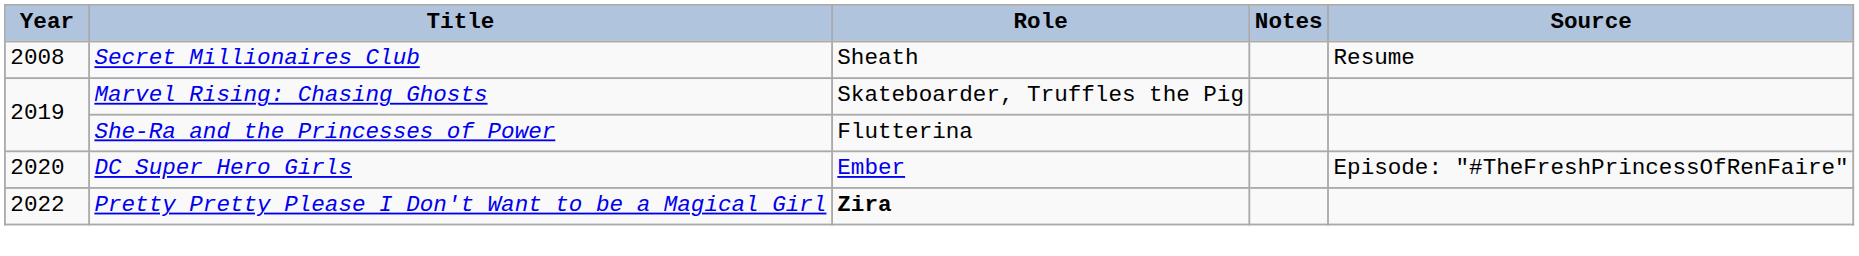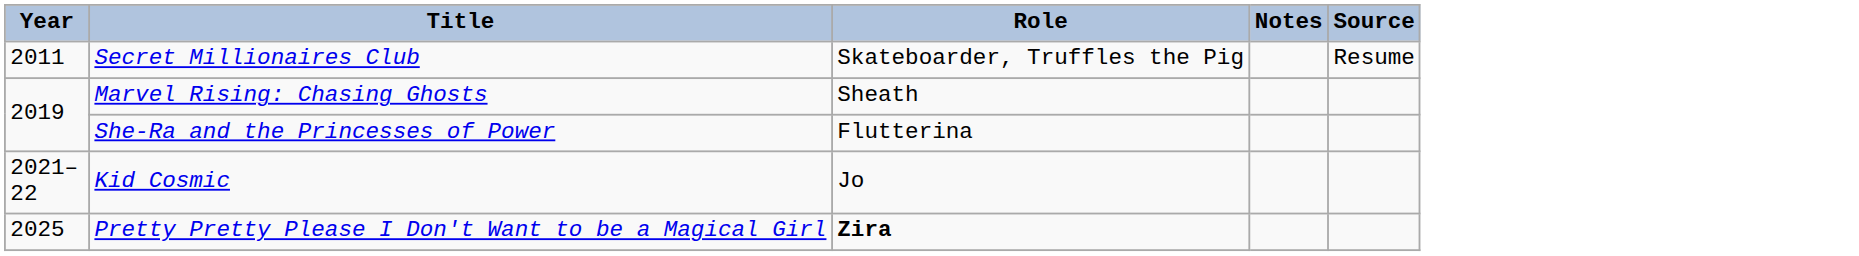(37, 60) 2008 -> (37, 60) 2011
(878, 60) Sheath -> (1041, 60) Skateboarder, Truffles the Pig
(1041, 96) Skateboarder, Truffles the Pig -> (878, 96) Sheath
- row: (223, 169)
+ row: (162, 182)
(37, 206) 2022 -> (37, 232) 2025
